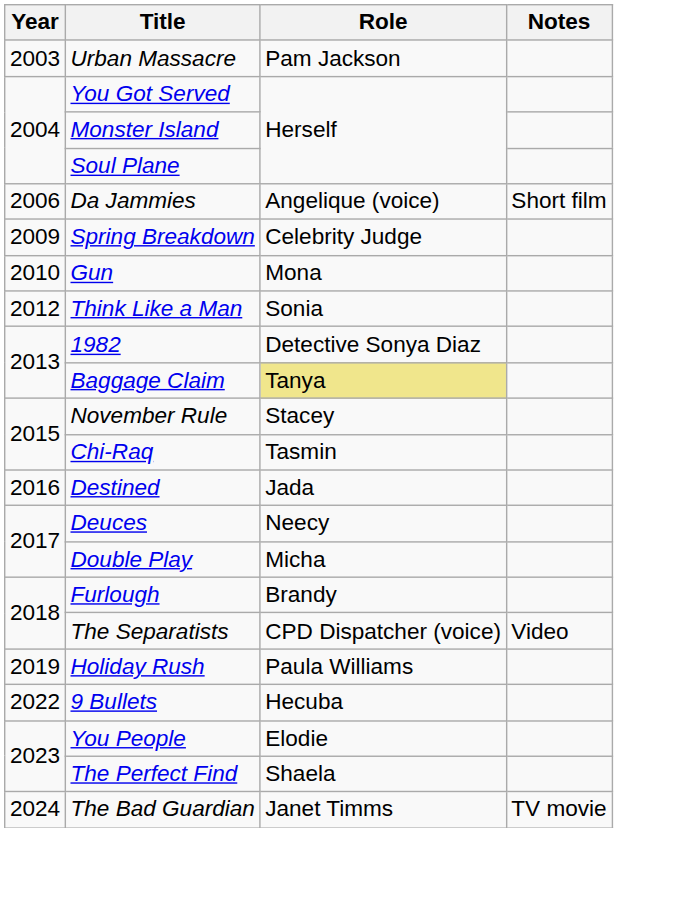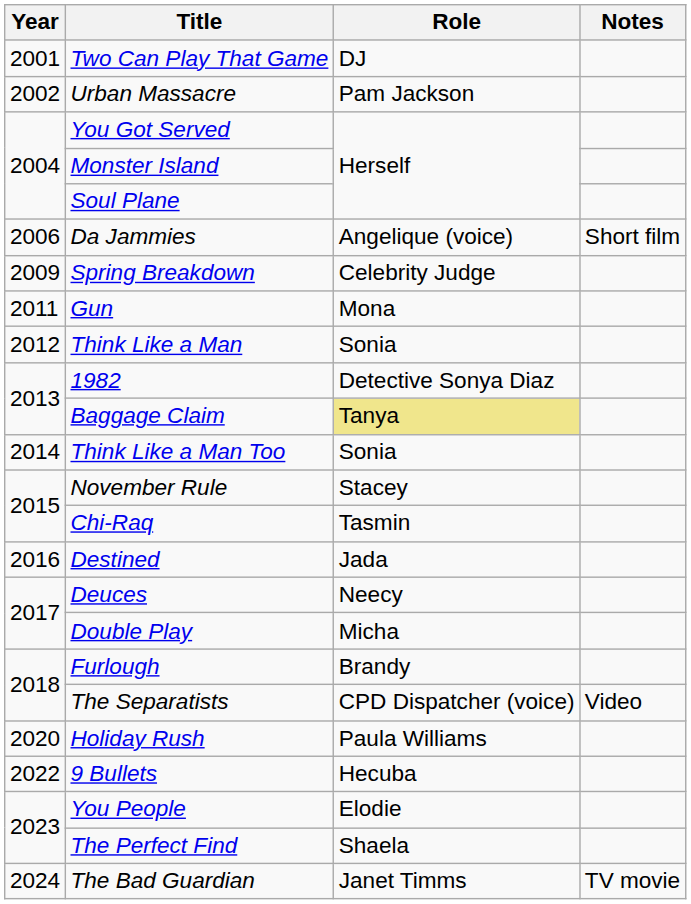+ row: (199, 58)
(35, 58) 2003 -> (35, 93) 2002
(35, 272) 2010 -> (34, 308) 2011
+ row: (178, 451)
(35, 666) 2019 -> (35, 737) 2020
